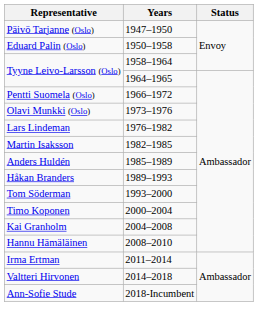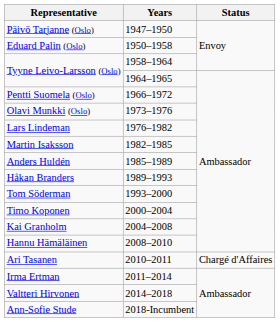+ row: (32, 260)
